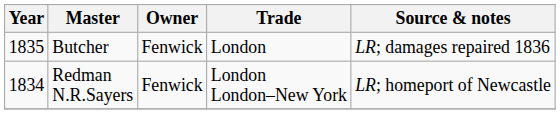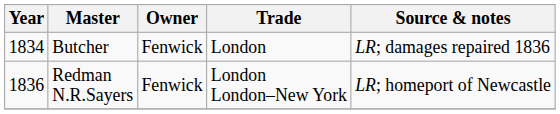(26, 46) 1835 -> (26, 46) 1834
(26, 84) 1834 -> (26, 84) 1836
